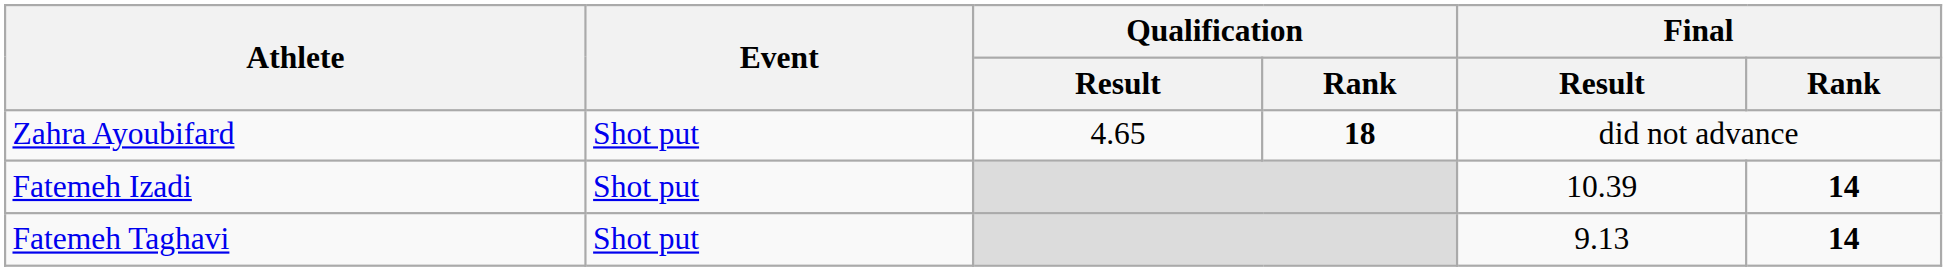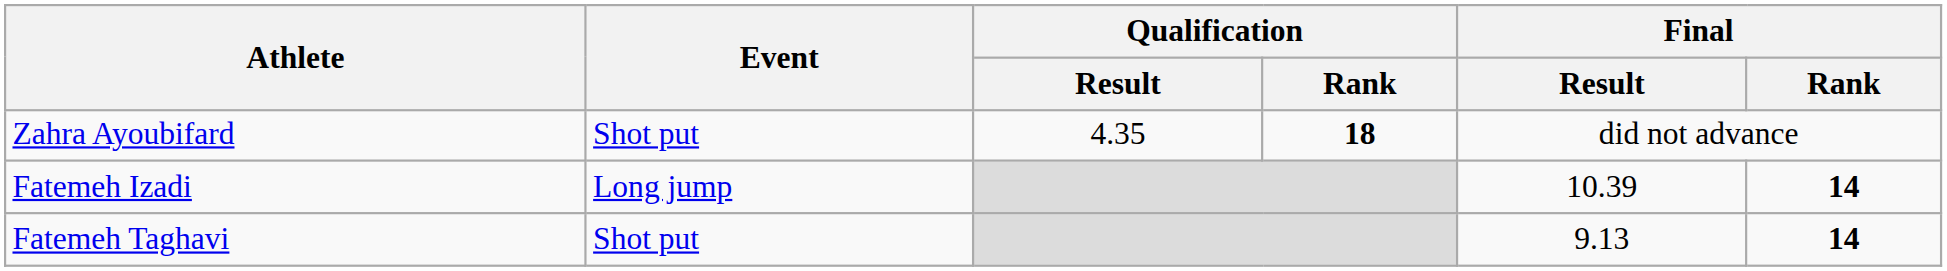(1118, 134) 4.65 -> (1118, 134) 4.35
(646, 186) Shot put -> (663, 186) Long jump
